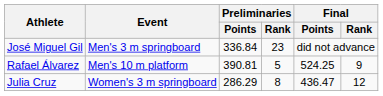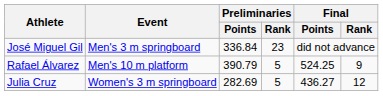(240, 65) 390.81 -> (240, 65) 390.79
(240, 83) 286.29 -> (240, 83) 282.69
(278, 83) 8 -> (278, 83) 5
(317, 83) 436.47 -> (317, 83) 436.27
